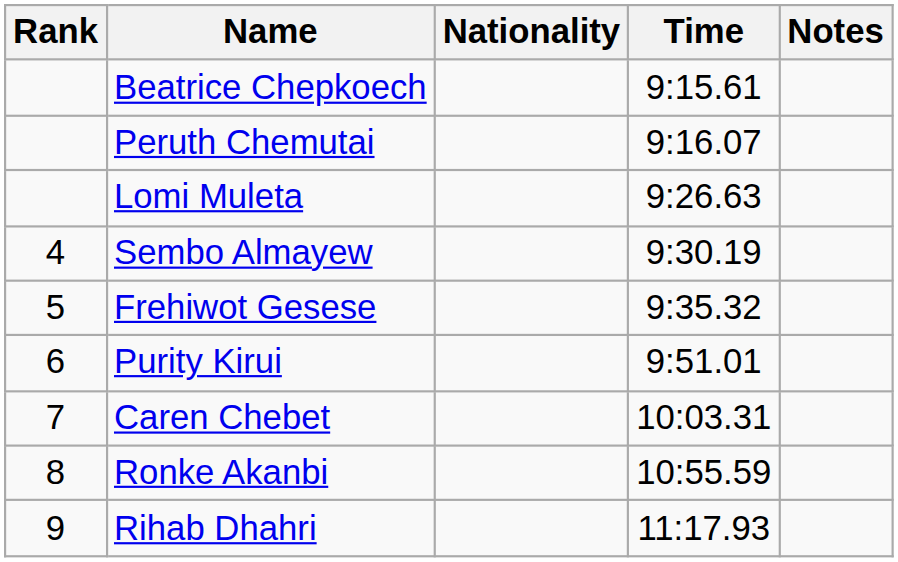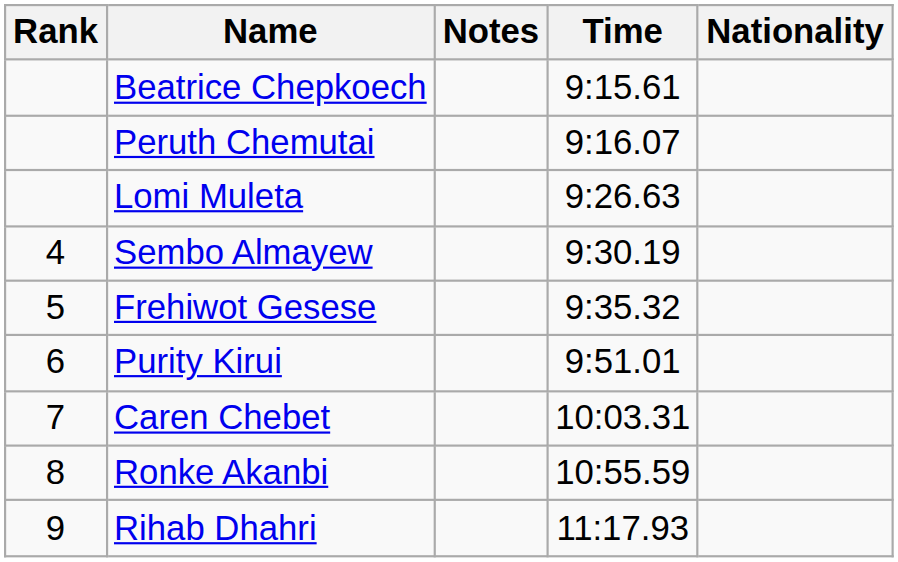columns swapped: (531, 32) <-> (836, 32)
